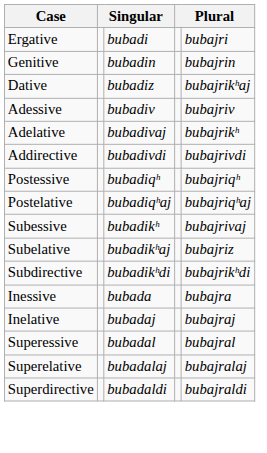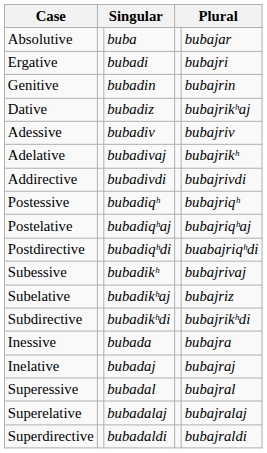+ row: (40, 39)
+ row: (46, 249)
